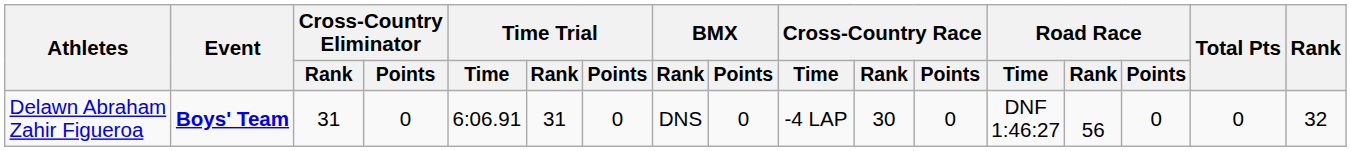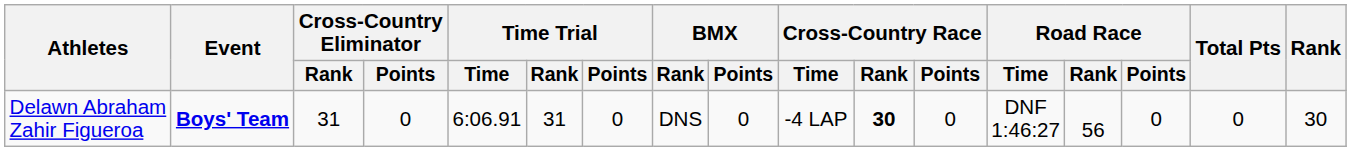(884, 119) normal -> (884, 119) bold
(1316, 119) 32 -> (1316, 119) 30
